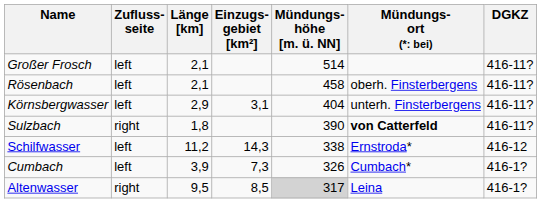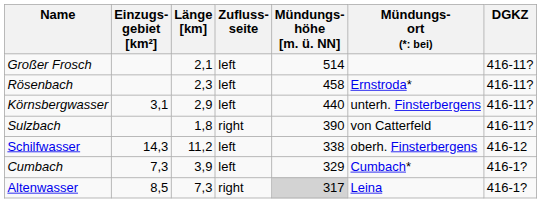columns swapped: (139, 22) <-> (242, 29)
(200, 85) 2,1 -> (203, 85) 2,3
(414, 85) oberh. Finsterbergens -> (381, 85) Ernstroda*
(334, 105) 404 -> (334, 105) 440
(394, 126) bold -> (391, 126) normal
(381, 146) Ernstroda* -> (414, 146) oberh. Finsterbergens
(334, 167) 326 -> (334, 167) 329
(200, 187) 9,5 -> (203, 187) 7,3
